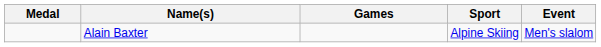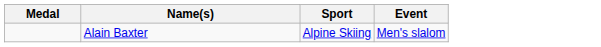- column: (374, 14)
